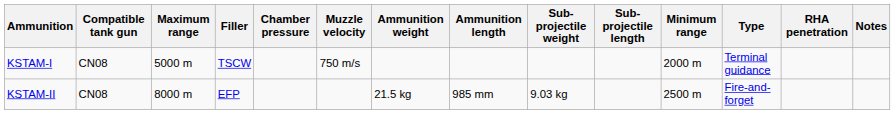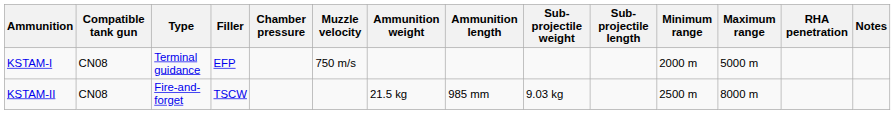columns swapped: (751, 26) <-> (183, 26)
(234, 63) TSCW -> (225, 63) EFP
(229, 94) EFP -> (230, 94) TSCW
